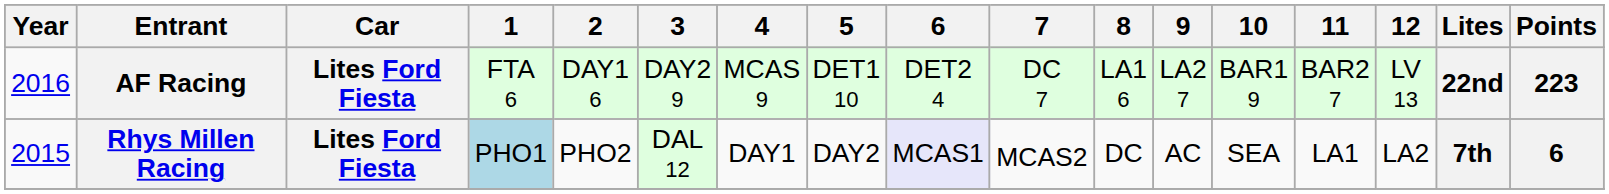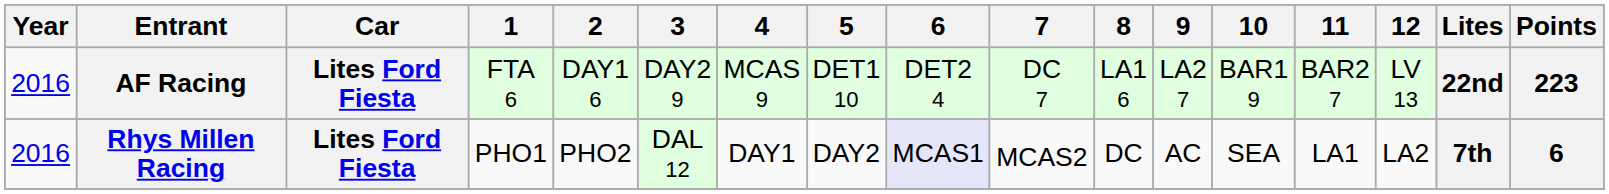(41, 154) 2015 -> (41, 154) 2016
(511, 154) lightblue background -> (511, 154) no background
